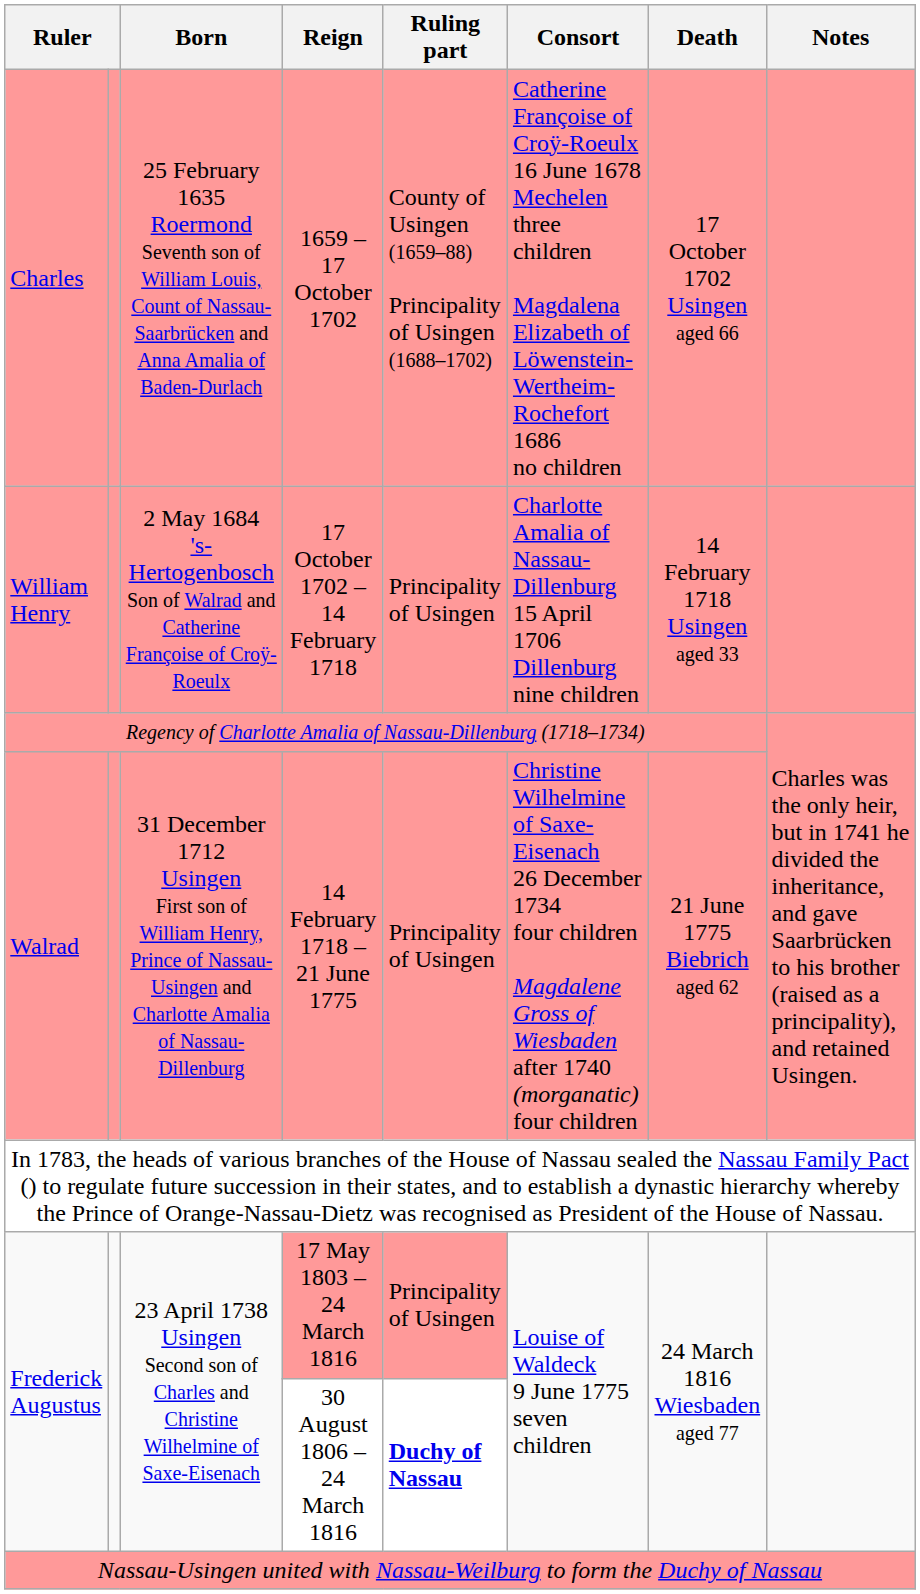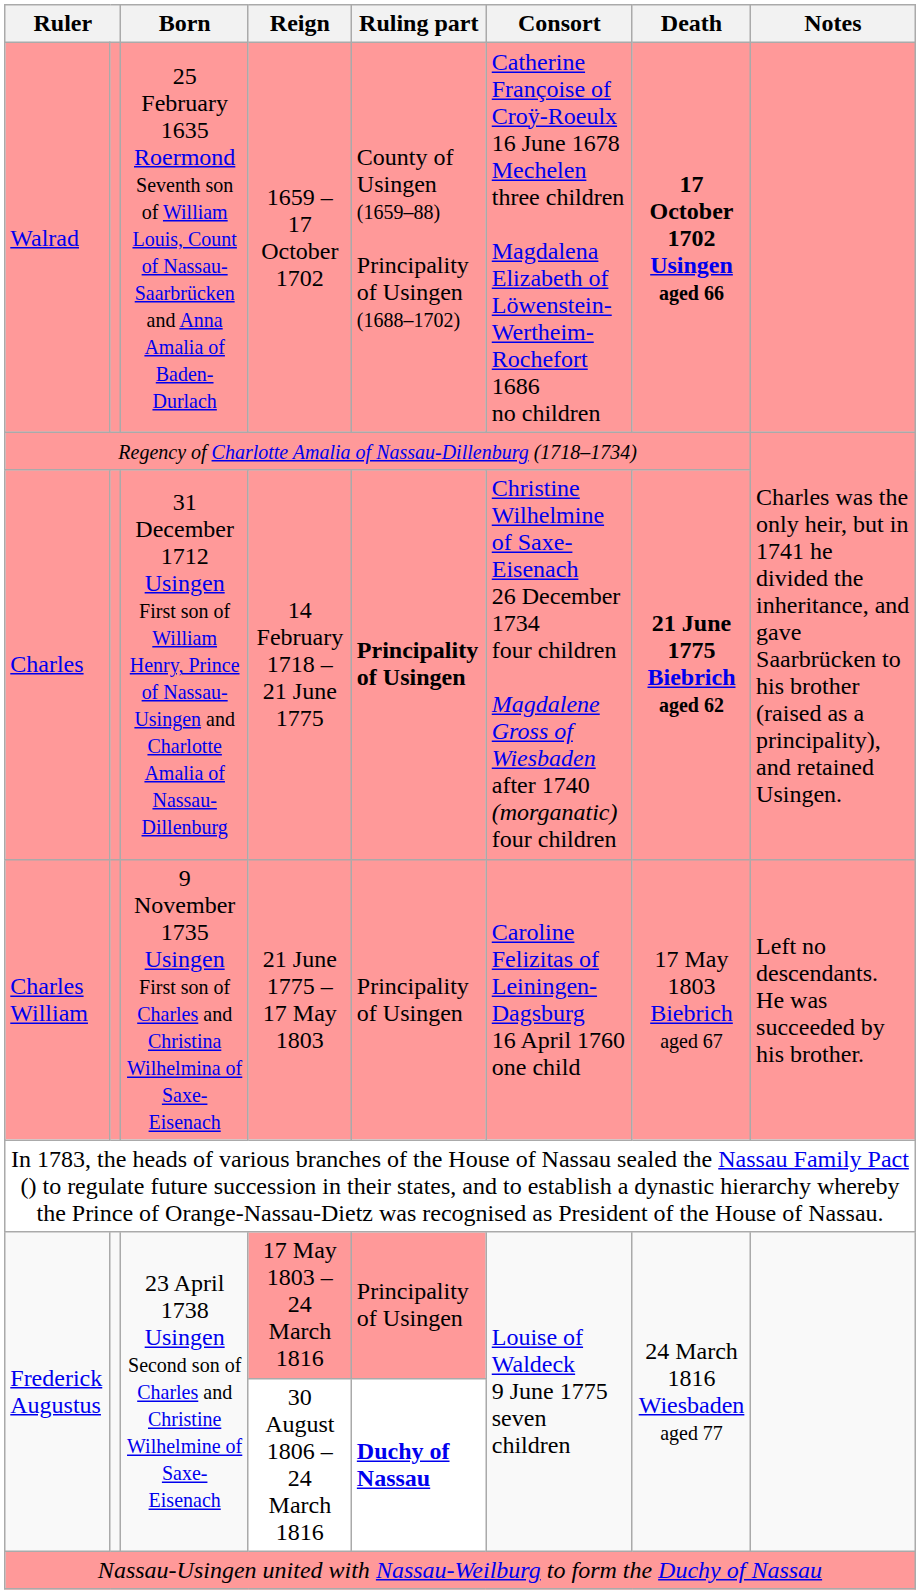(47, 277) Charles -> (45, 237) Walrad
(707, 277) normal -> (692, 237) bold
- row: (333, 599)
(45, 945) Walrad -> (47, 664) Charles
(445, 945) normal -> (418, 664) bold
(707, 945) normal -> (692, 664) bold
+ row: (300, 999)
